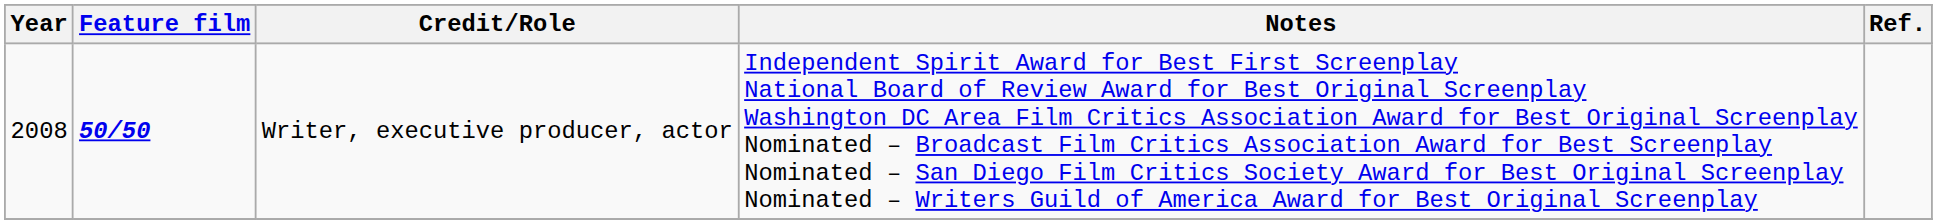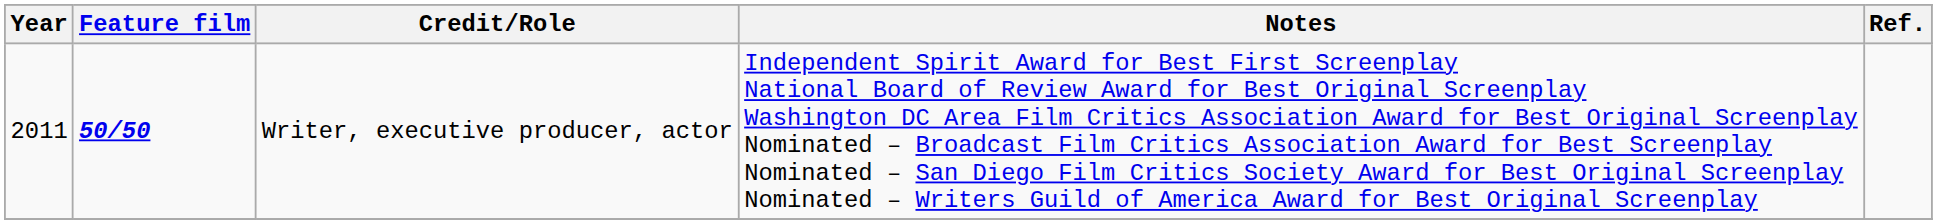(39, 132) 2008 -> (39, 132) 2011
